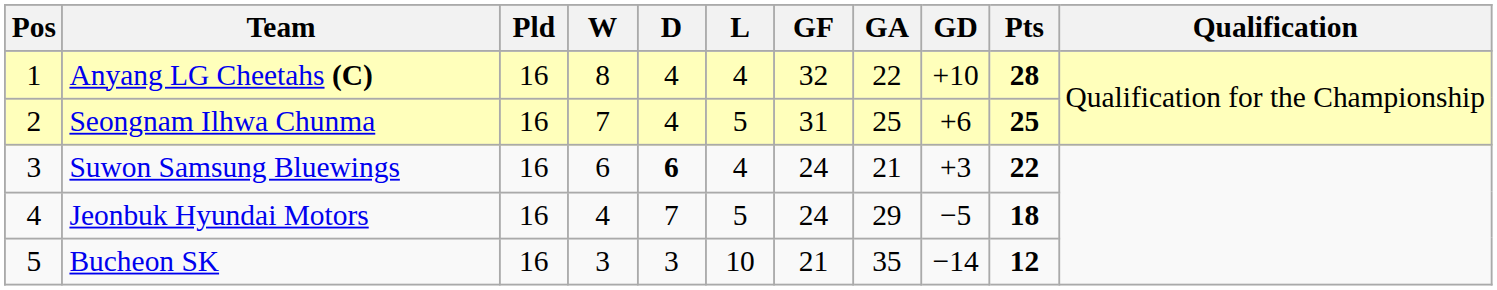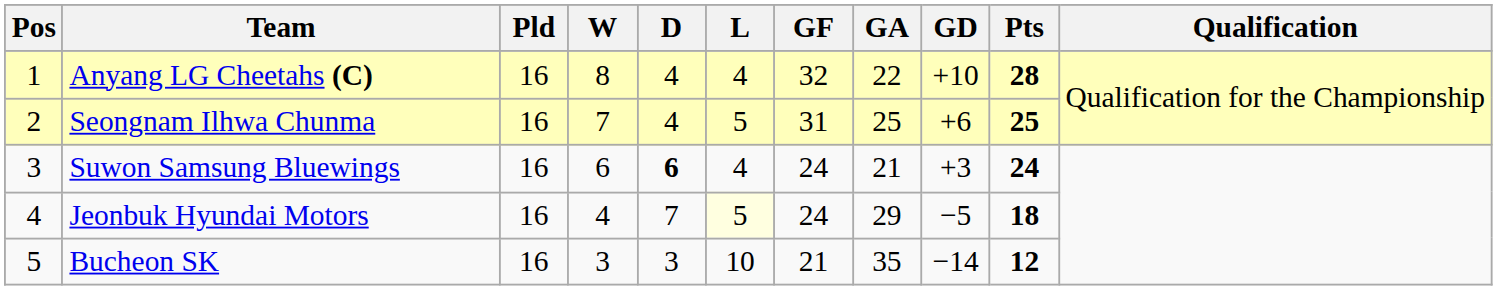(1024, 167) 22 -> (1024, 167) 24
(740, 214) no background -> (740, 214) lightyellow background
